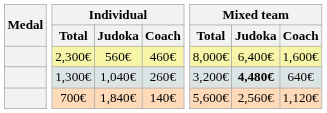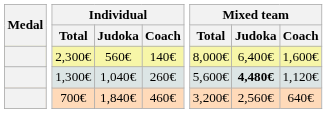(163, 56) 460€ -> (163, 56) 140€
(211, 77) 3,200€ -> (211, 77) 5,600€
(301, 77) 640€ -> (301, 77) 1,120€
(163, 98) 140€ -> (163, 98) 460€
(211, 98) 5,600€ -> (211, 98) 3,200€
(301, 98) 1,120€ -> (301, 98) 640€
